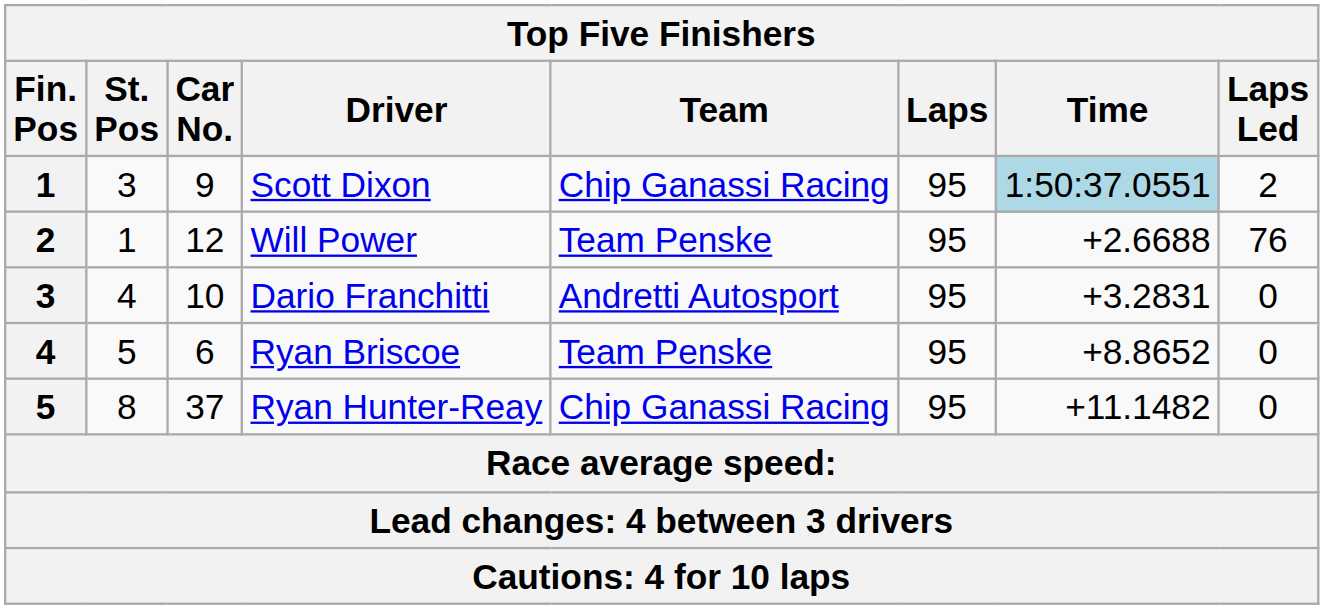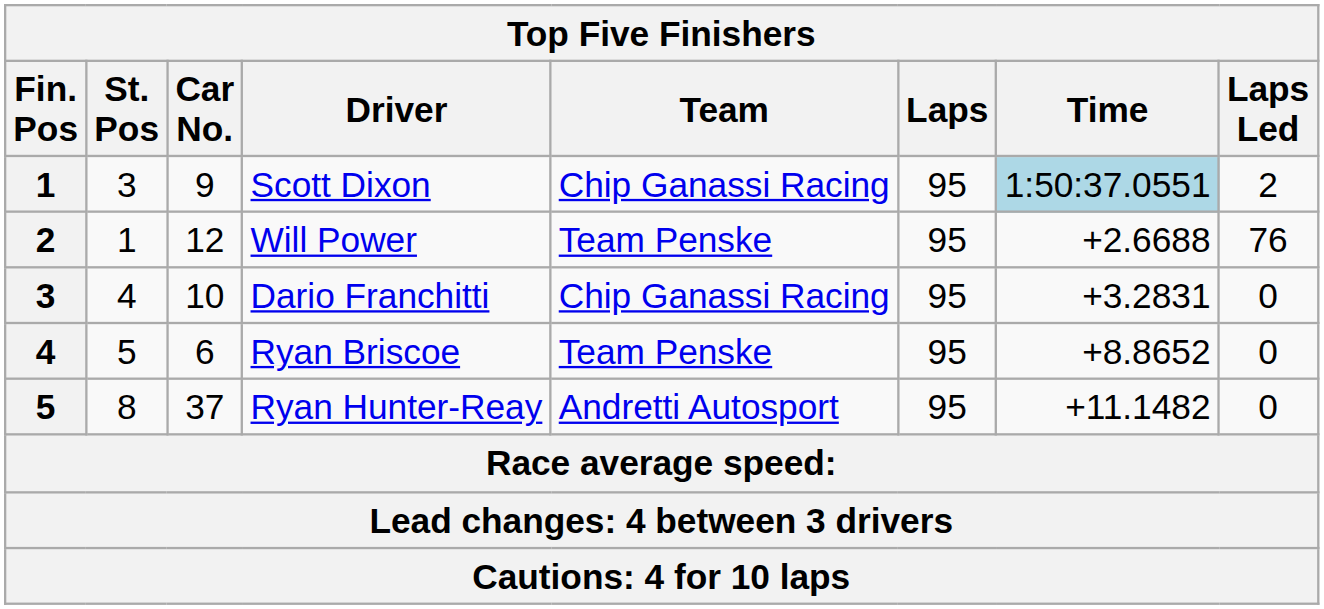(699, 296) Andretti Autosport -> (724, 296) Chip Ganassi Racing
(724, 408) Chip Ganassi Racing -> (699, 408) Andretti Autosport
